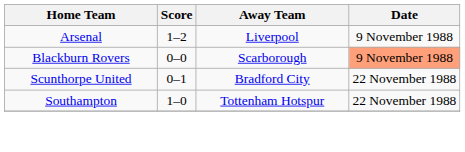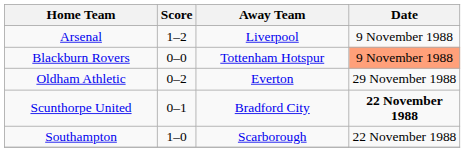(272, 57) Scarborough -> (272, 57) Tottenham Hotspur
+ row: (81, 79)
(404, 79) normal -> (404, 107) bold
(272, 100) Tottenham Hotspur -> (272, 136) Scarborough
